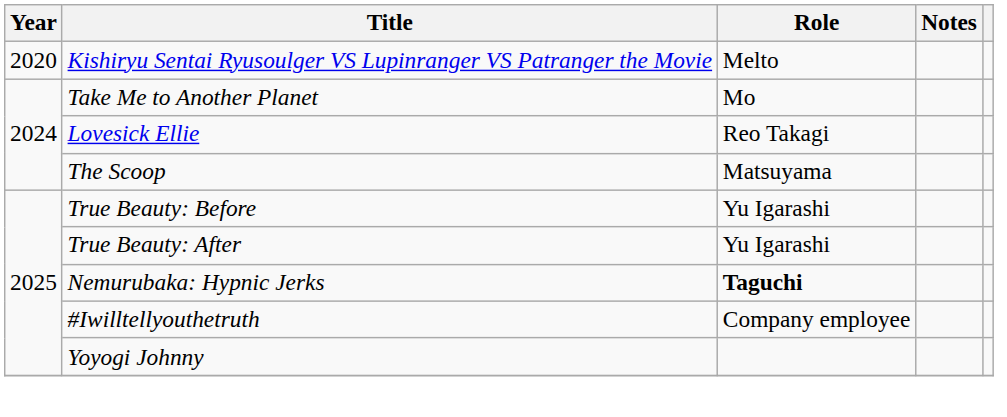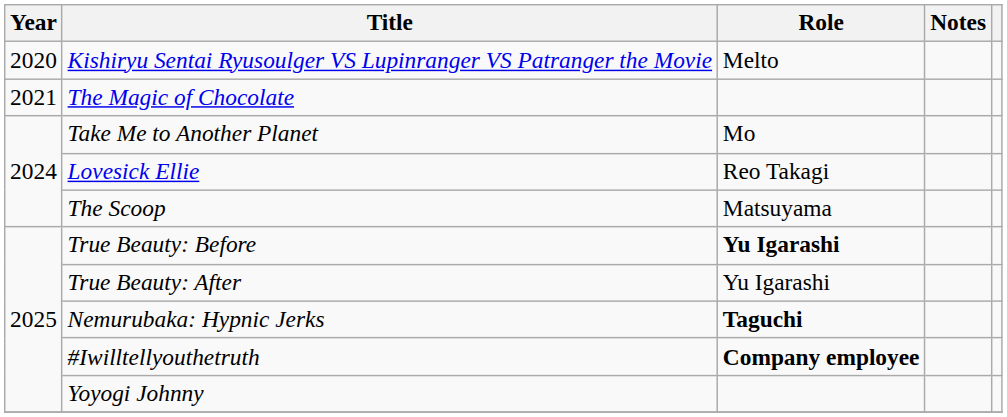+ row: (181, 97)
(776, 208) normal -> (781, 245) bold
(817, 319) normal -> (821, 356) bold
